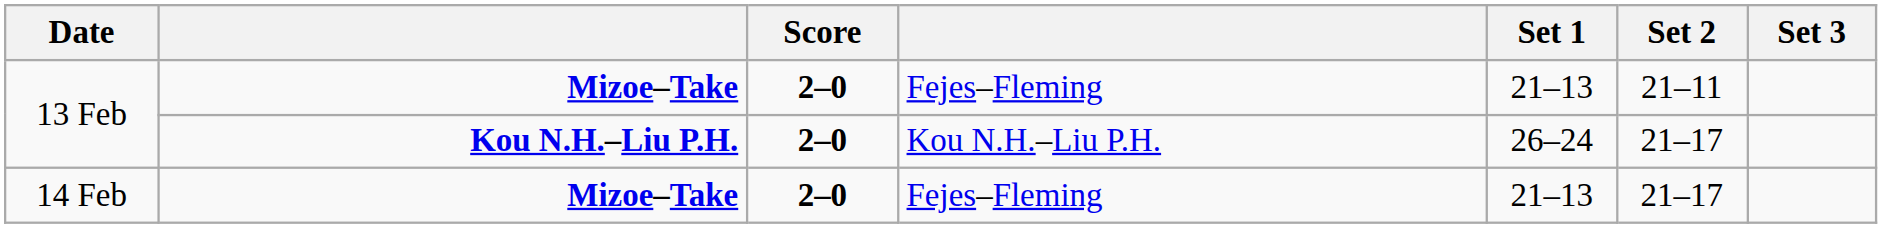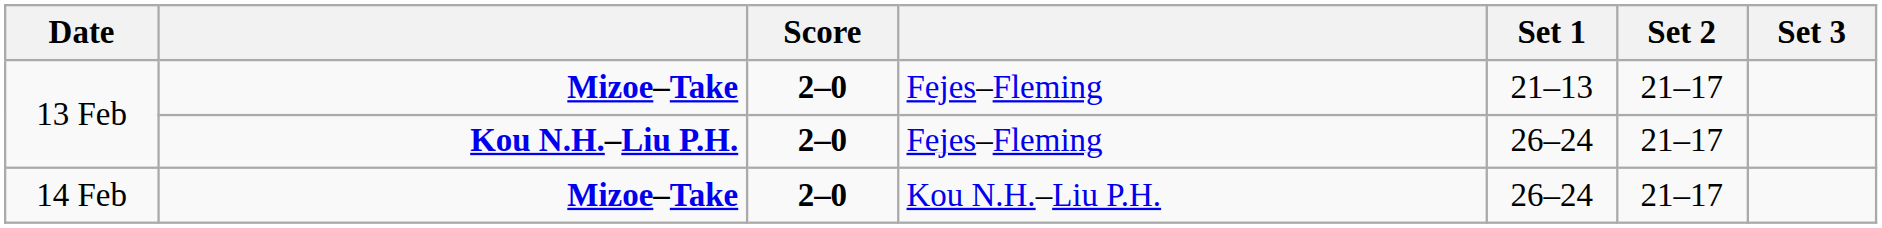(1682, 86) 21–11 -> (1682, 86) 21–17
(1034, 140) Kou N.H.–Liu P.H. -> (1005, 140) Fejes–Fleming
(1005, 195) Fejes–Fleming -> (1034, 195) Kou N.H.–Liu P.H.
(1552, 195) 21–13 -> (1552, 195) 26–24
